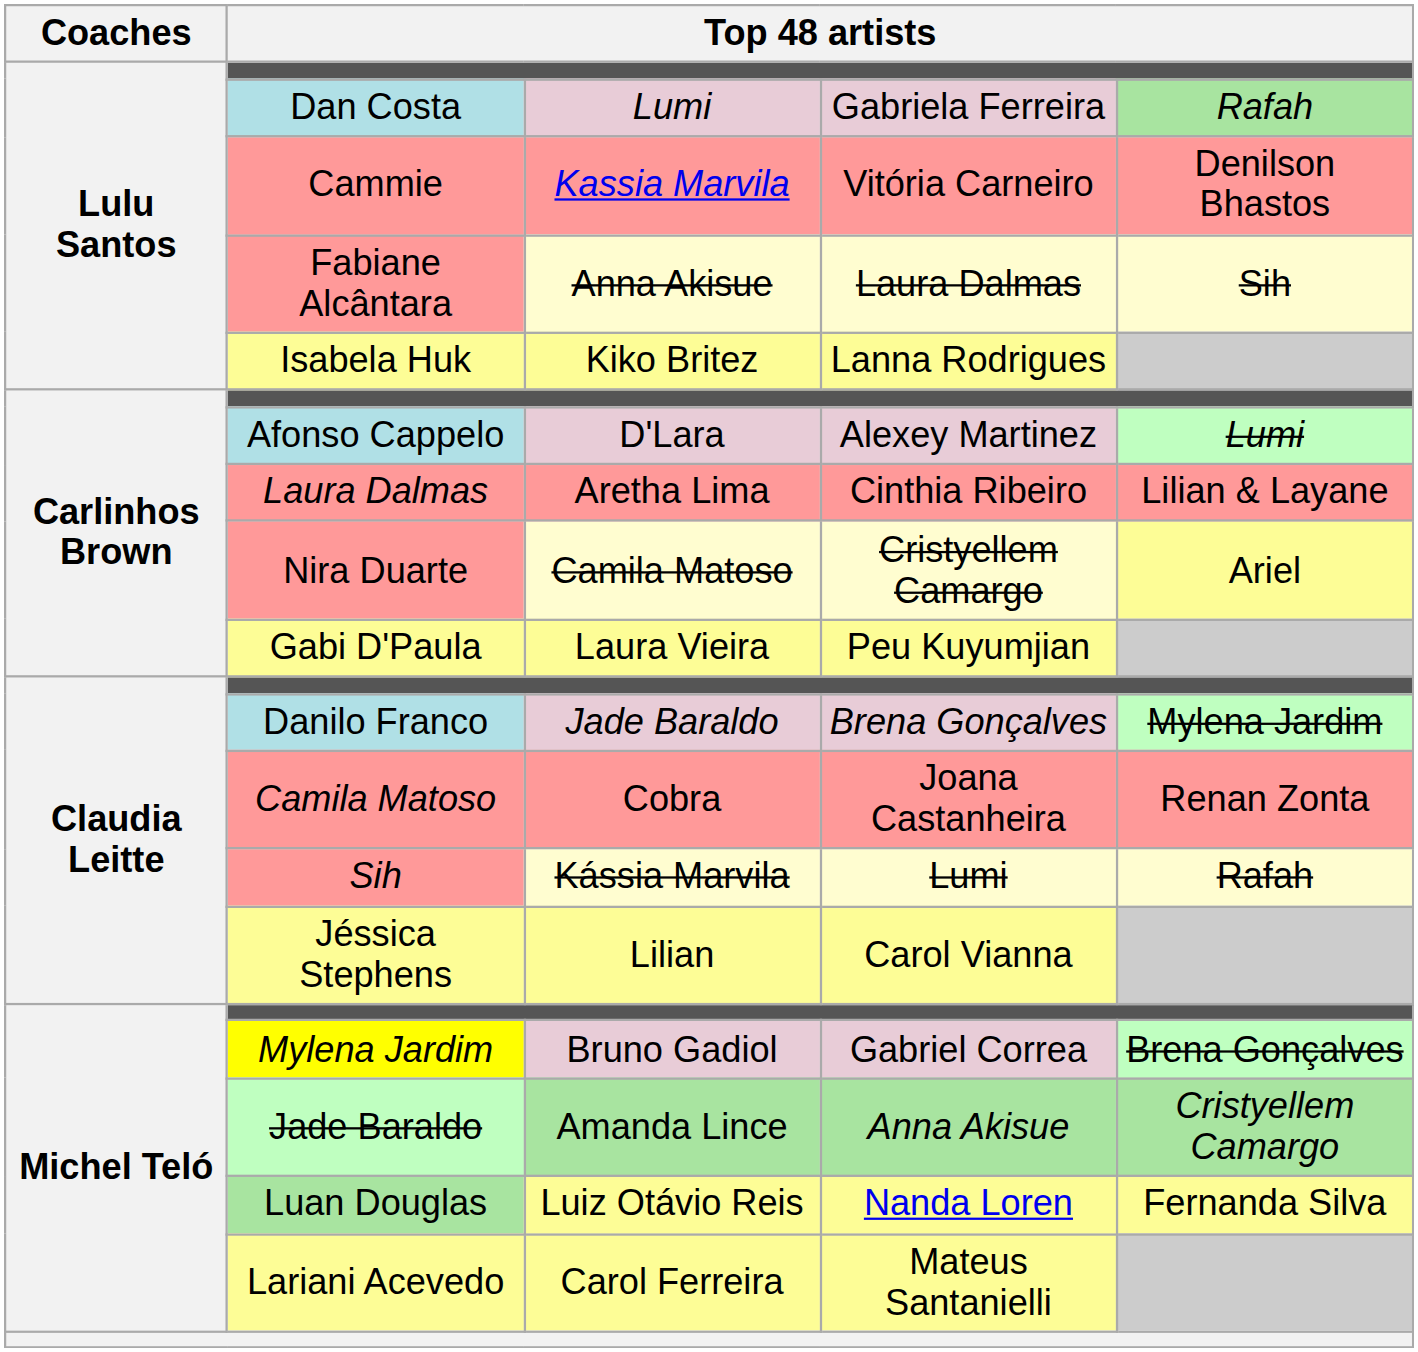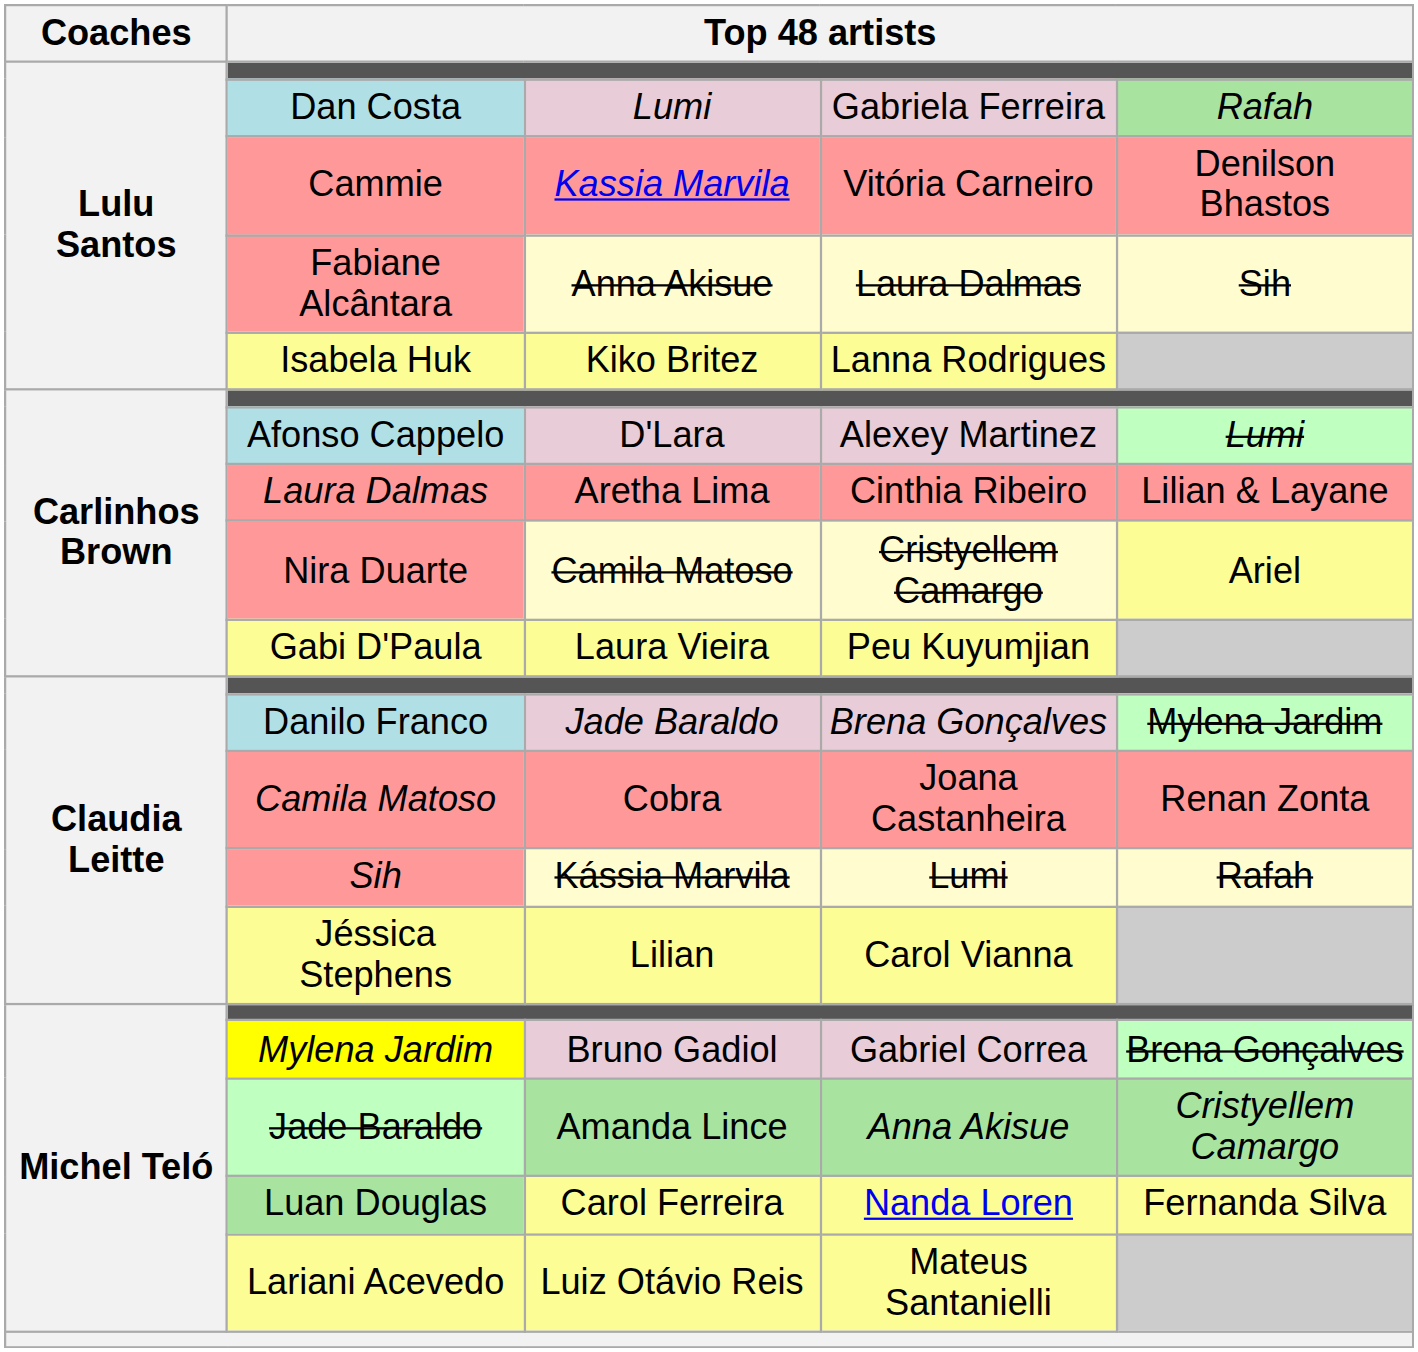(672, 1204) Luiz Otávio Reis -> (672, 1204) Carol Ferreira
(672, 1281) Carol Ferreira -> (672, 1281) Luiz Otávio Reis
